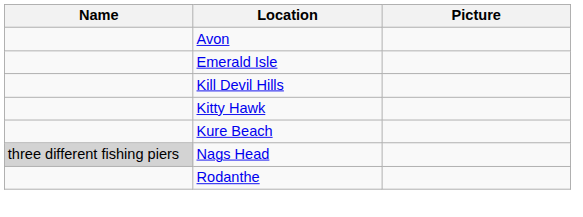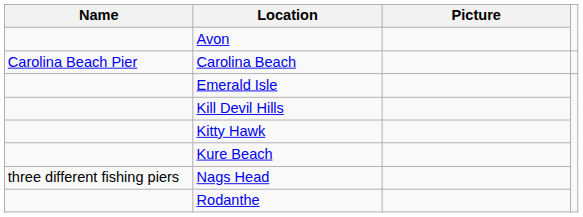+ row: (246, 62)
(93, 154) lightgrey background -> (93, 177) no background
